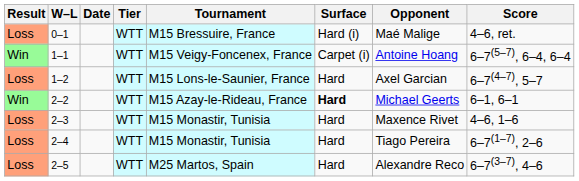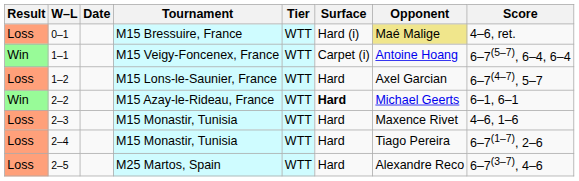columns swapped: (230, 14) <-> (130, 14)
(408, 34) no background -> (408, 34) khaki background
